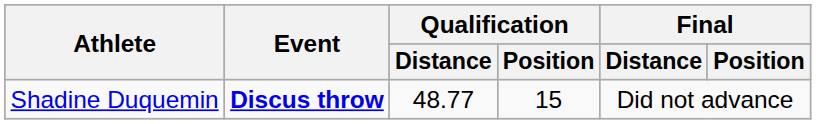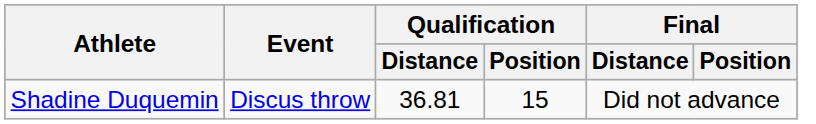(307, 100) bold -> (300, 100) normal
(443, 100) 48.77 -> (430, 100) 36.81
